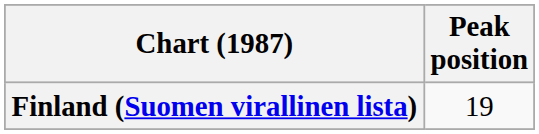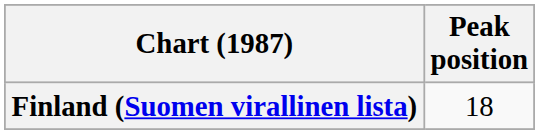(479, 105) 19 -> (479, 105) 18
